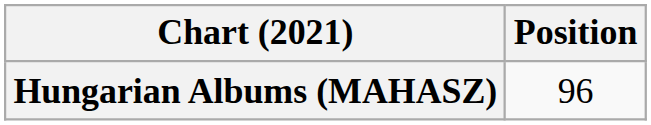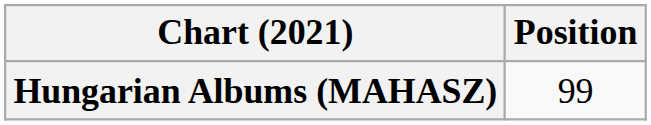(576, 89) 96 -> (576, 89) 99
